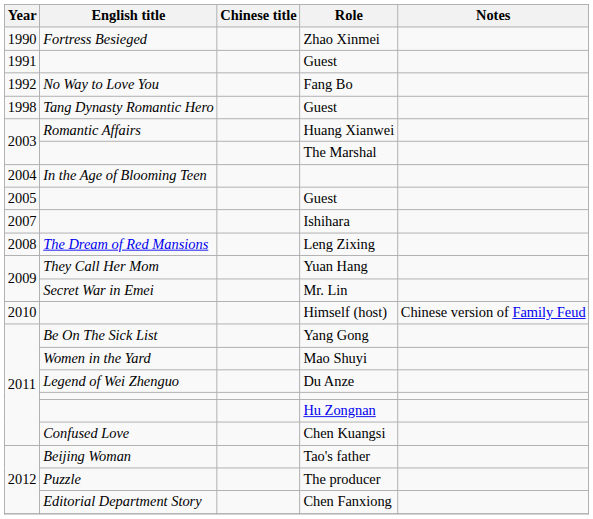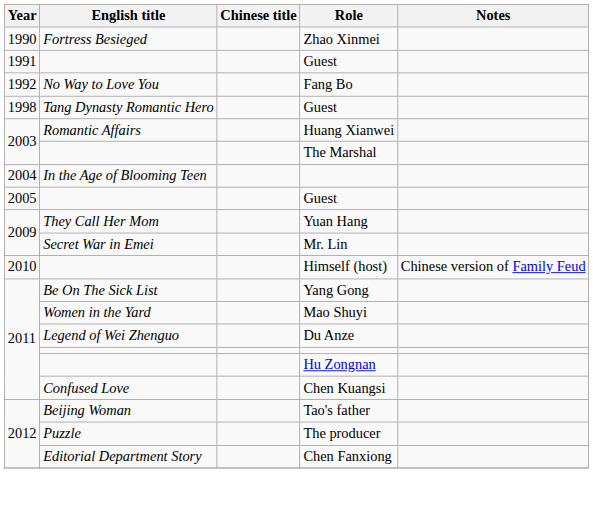- row: (22, 221)
- row: (22, 244)
